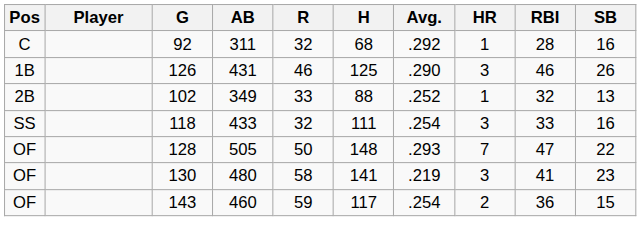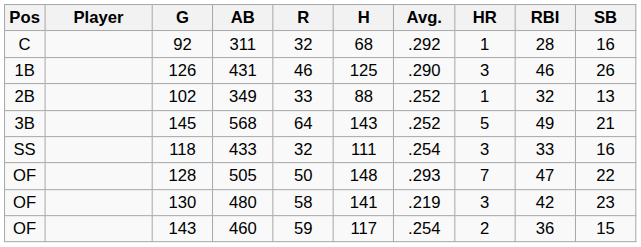+ row: (243, 123)
(545, 176) 41 -> (545, 202) 42
